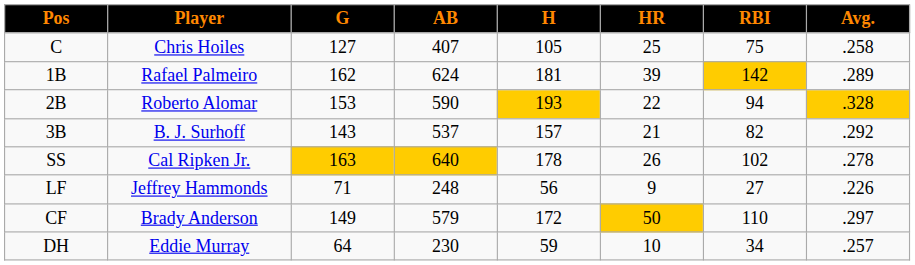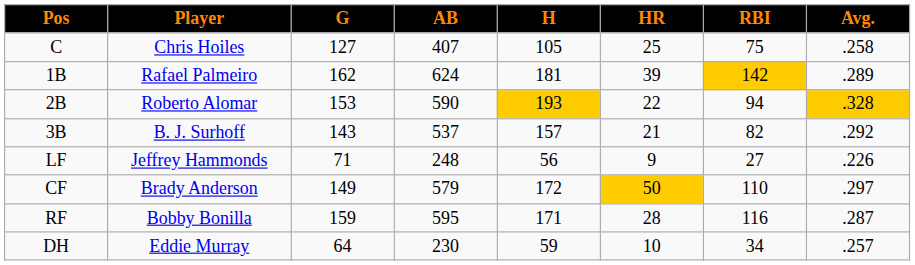- row: (56, 160)
+ row: (56, 217)
